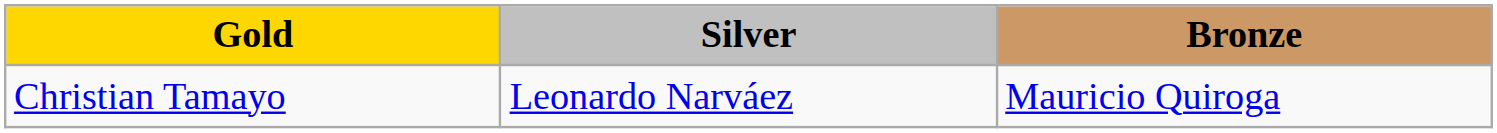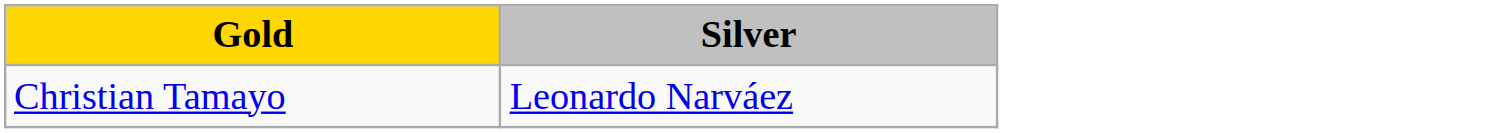- column: (1244, 34)
